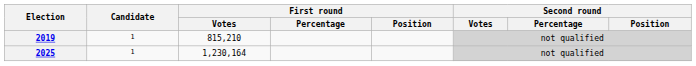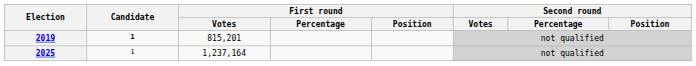(132, 37) normal -> (132, 38) bold
(224, 38) 815,210 -> (224, 38) 815,201
(224, 53) 1,230,164 -> (224, 53) 1,237,164
